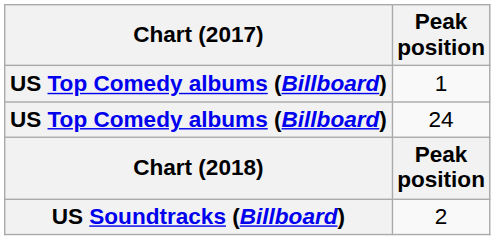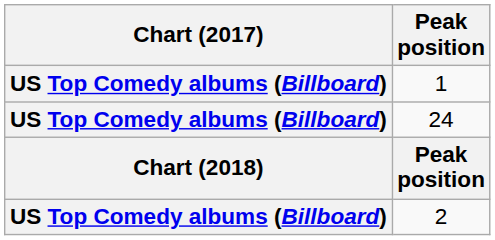(198, 216) US Soundtracks (Billboard) -> (198, 216) US Top Comedy albums (Billboard)
